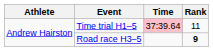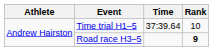(163, 26) pink background -> (163, 26) no background
(196, 26) 11 -> (196, 26) 10
